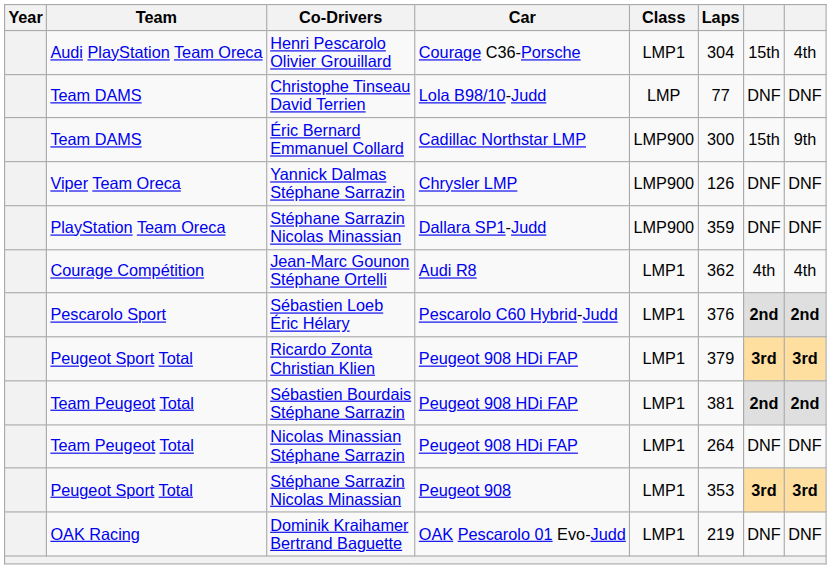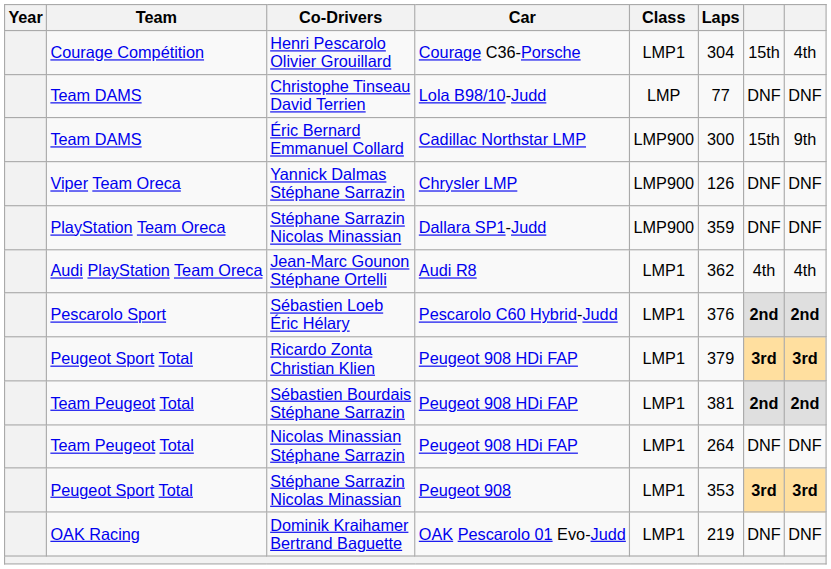(156, 53) Audi PlayStation Team Oreca -> (127, 53) Courage Compétition
(127, 271) Courage Compétition -> (156, 271) Audi PlayStation Team Oreca
